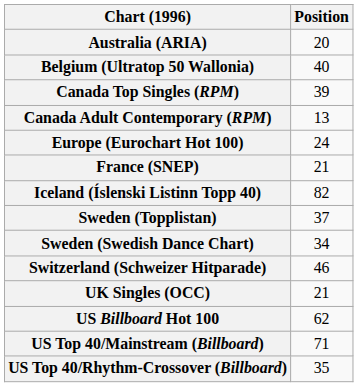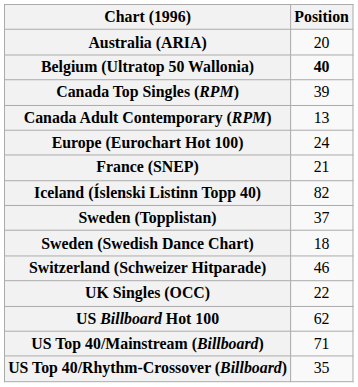(322, 67) normal -> (322, 67) bold
(322, 243) 34 -> (322, 243) 18
(322, 293) 21 -> (322, 293) 22
